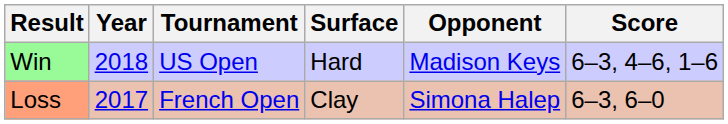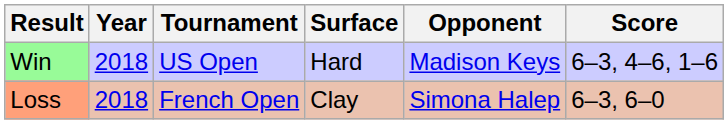(121, 99) 2017 -> (121, 99) 2018
